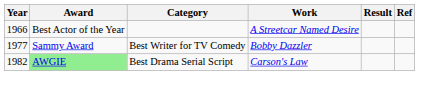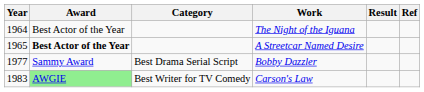+ row: (305, 29)
(17, 29) 1966 -> (17, 45) 1965
(78, 29) normal -> (81, 45) bold
(187, 45) Best Writer for TV Comedy -> (186, 62) Best Drama Serial Script
(17, 62) 1982 -> (17, 78) 1983
(181, 62) Best Drama Serial Script -> (192, 78) Best Writer for TV Comedy
